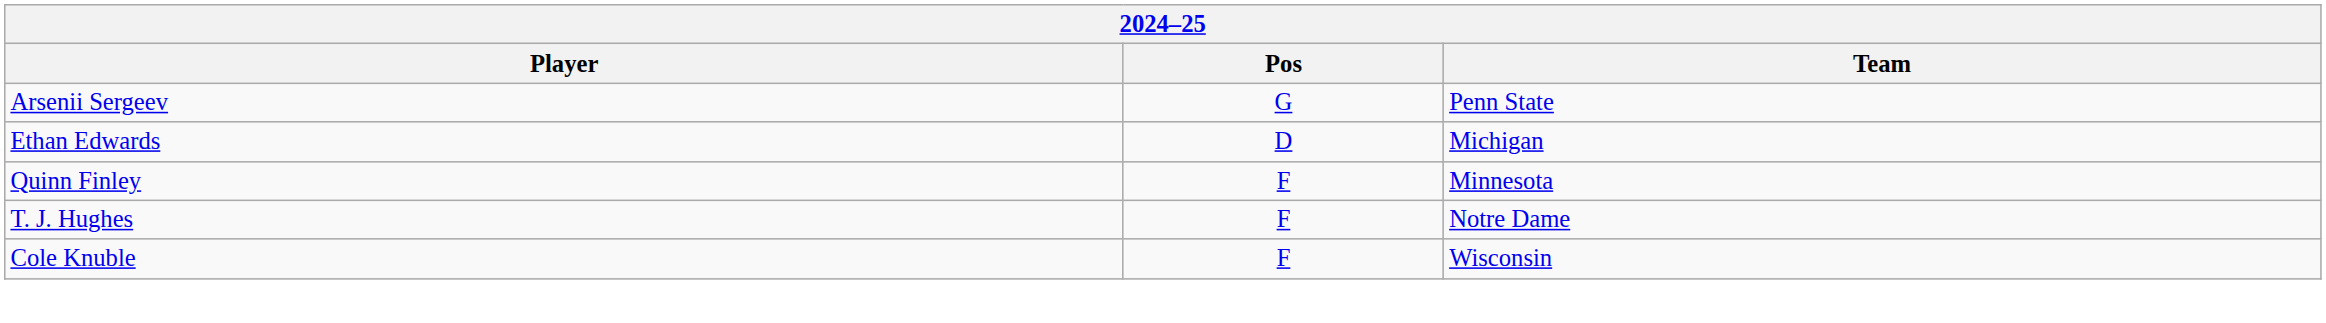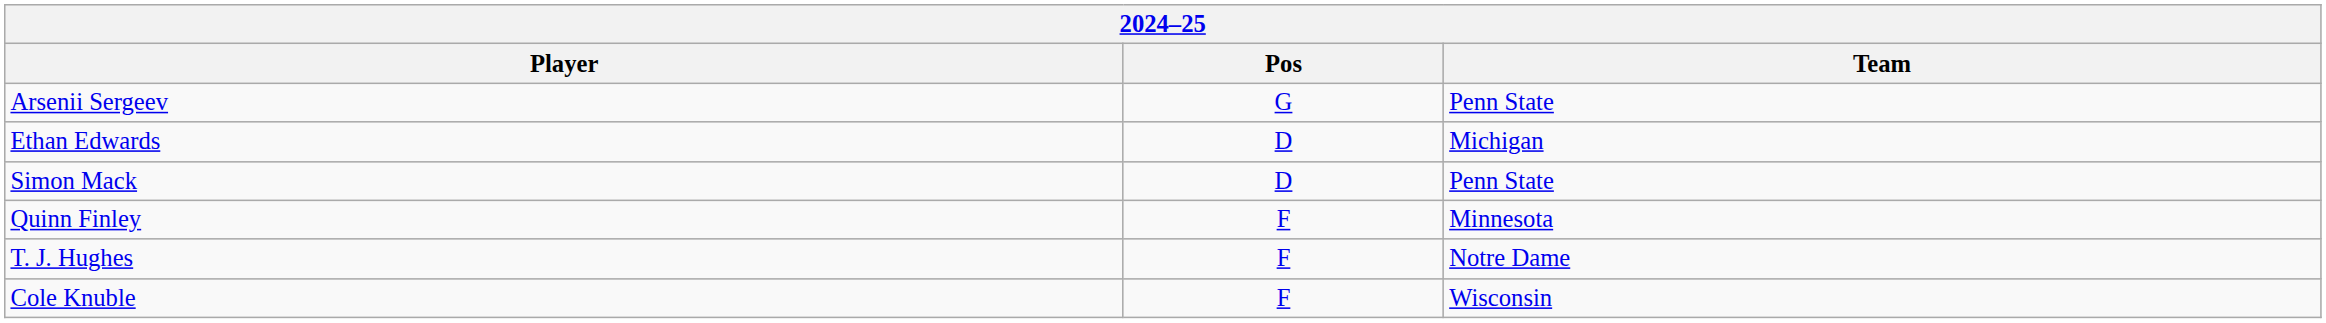+ row: (74, 180)
